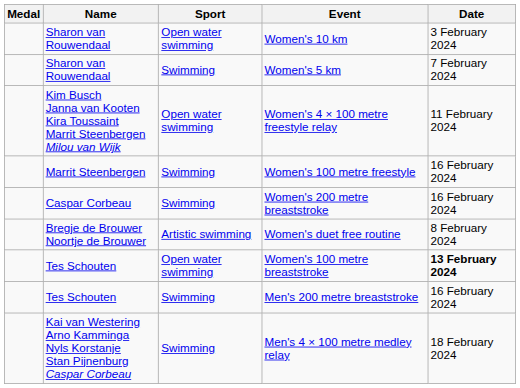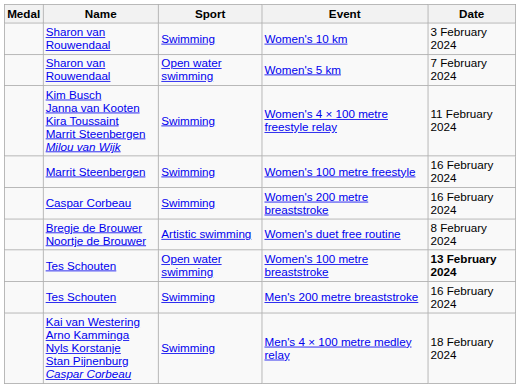(191, 39) Open water swimming -> (188, 39) Swimming
(188, 70) Swimming -> (191, 70) Open water swimming
(191, 121) Open water swimming -> (188, 121) Swimming
